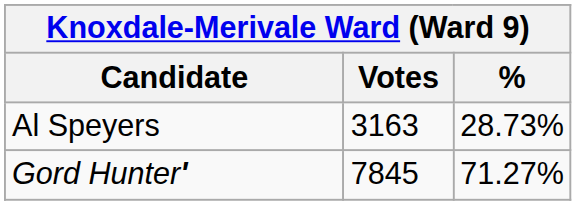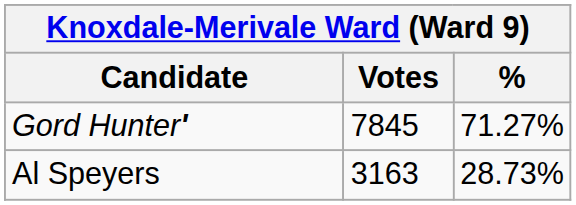rows swapped: (100, 174) <-> (86, 125)
